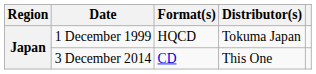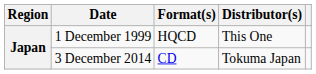(261, 36) Tokuma Japan -> (247, 36) This One
(247, 58) This One -> (261, 58) Tokuma Japan
